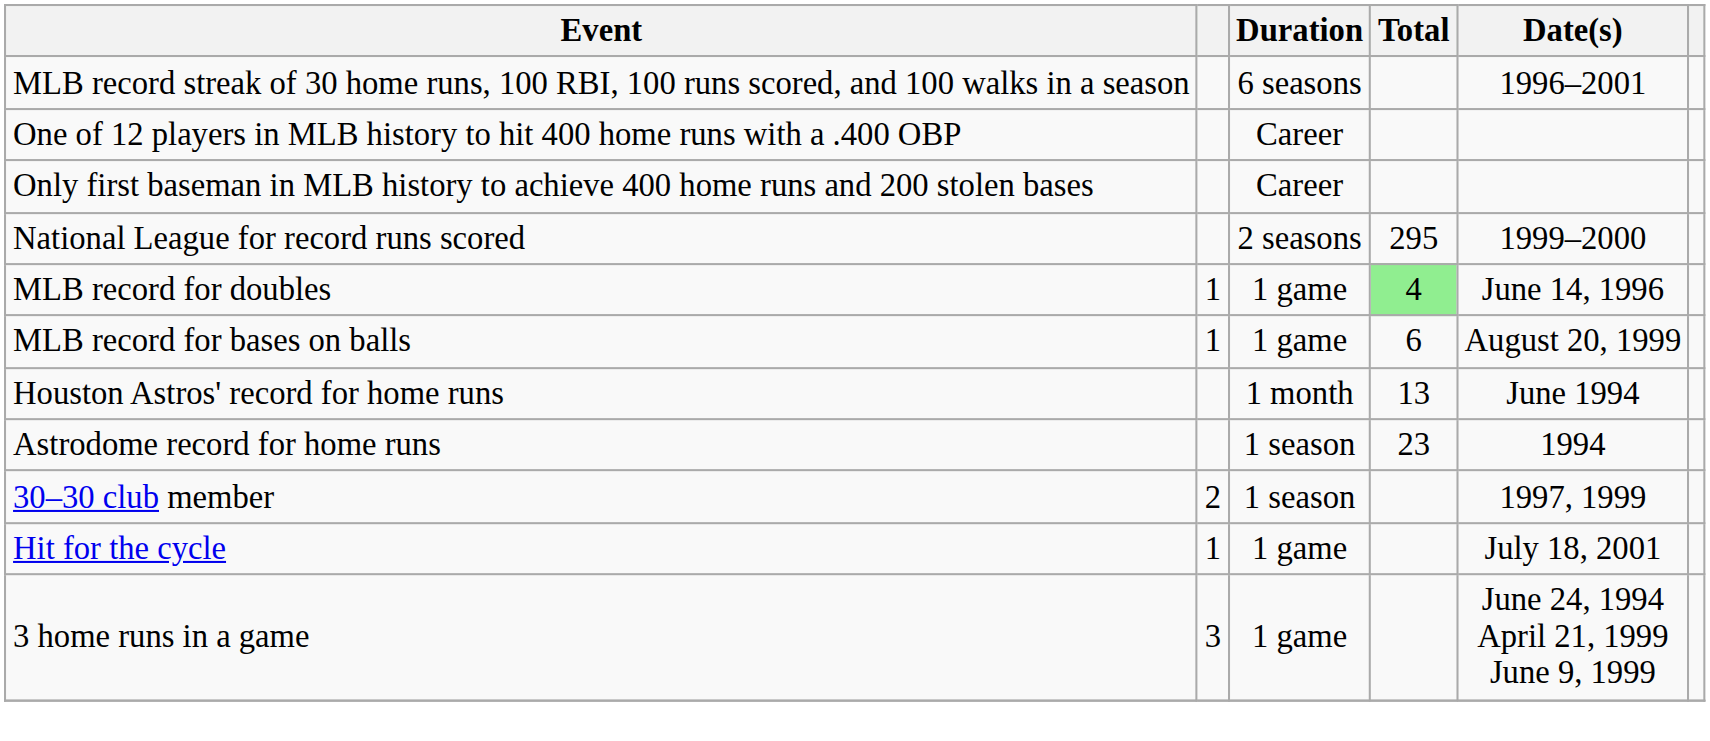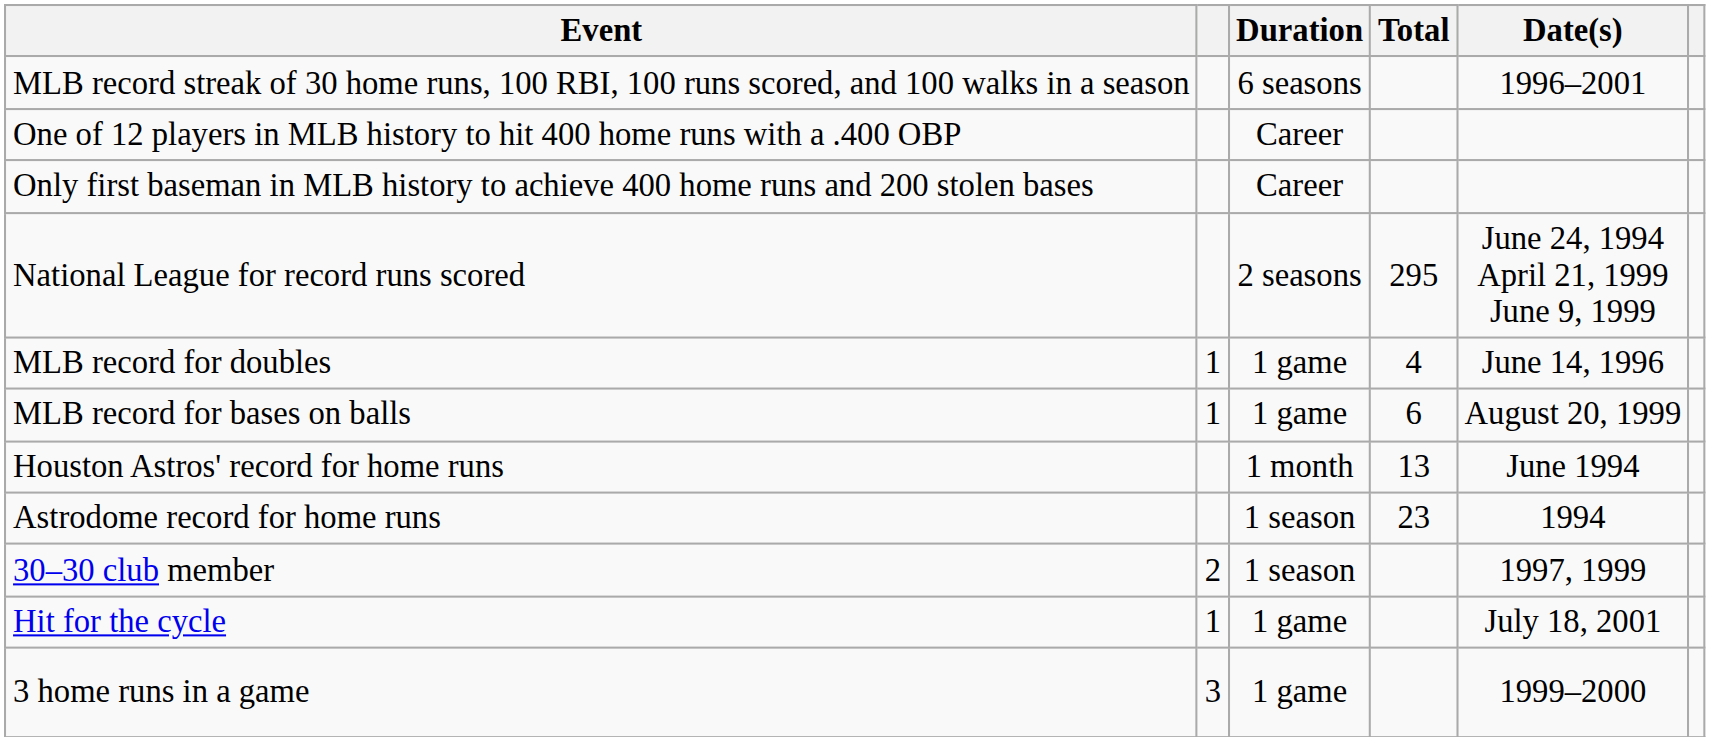(1573, 237) 1999–2000 -> (1573, 274) June 24, 1994 April 21, 1999 June 9, 1999
(1414, 289) lightgreen background -> (1414, 362) no background
(1573, 636) June 24, 1994 April 21, 1999 June 9, 1999 -> (1573, 691) 1999–2000
